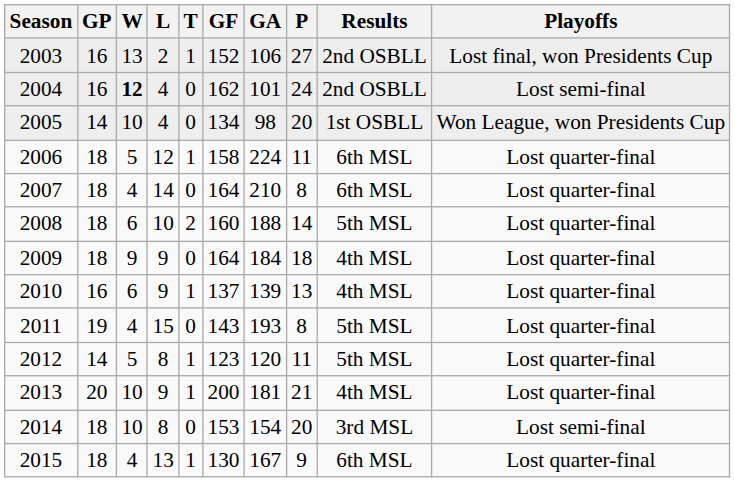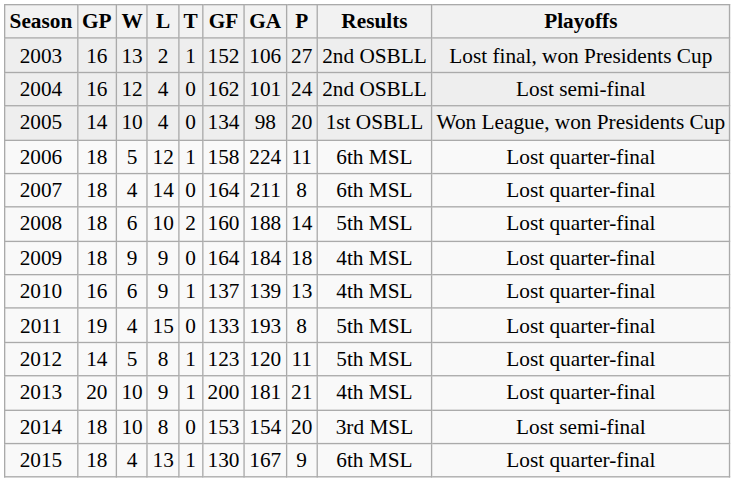(132, 88) bold -> (132, 88) normal
(265, 190) 210 -> (265, 190) 211
(224, 325) 143 -> (224, 325) 133
